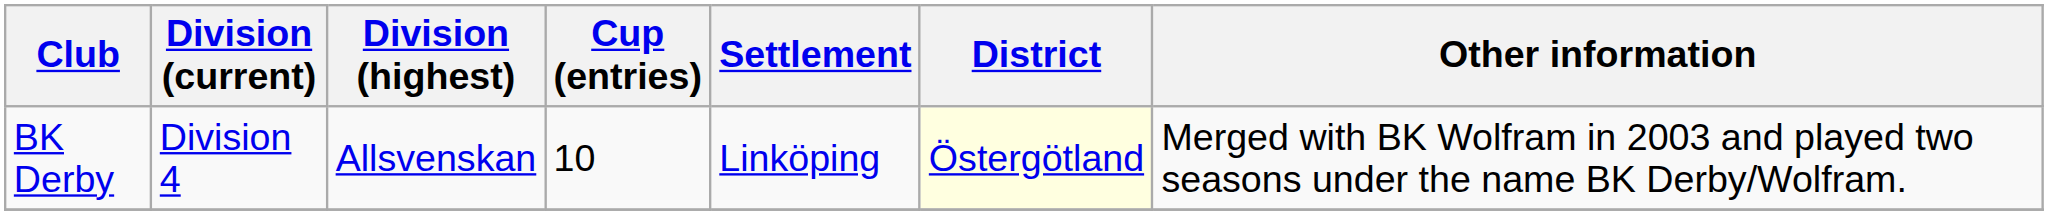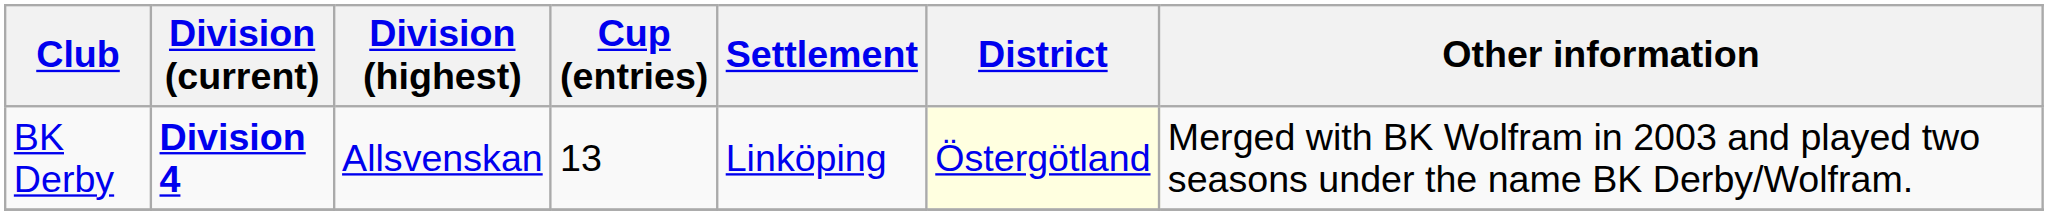(226, 157) normal -> (233, 157) bold
(575, 157) 10 -> (581, 157) 13
